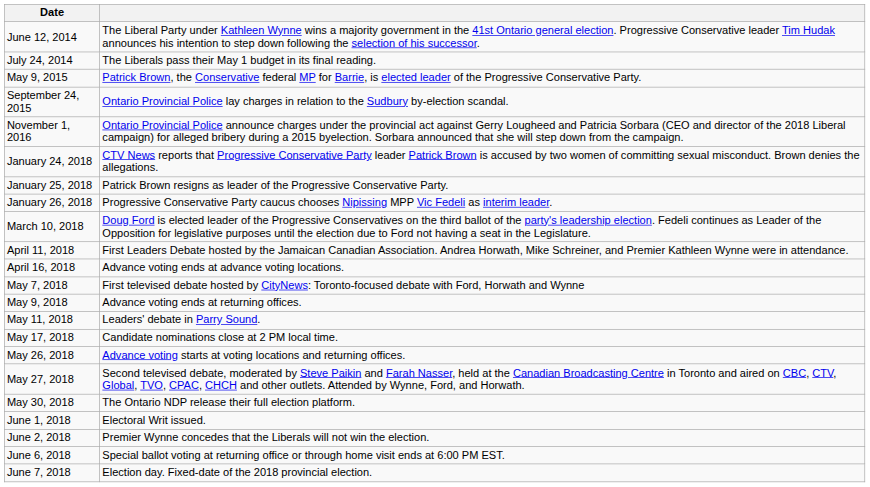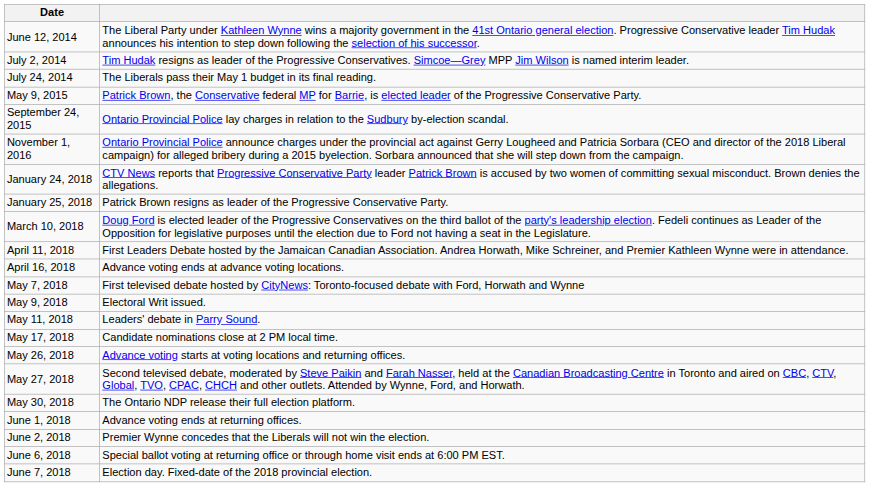+ row: (37, 60)
- row: (50, 203)
(202, 302) Advance voting ends at returning offices. -> (154, 302) Electoral Writ issued.
(154, 420) Electoral Writ issued. -> (202, 420) Advance voting ends at returning offices.
